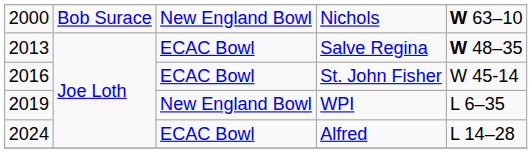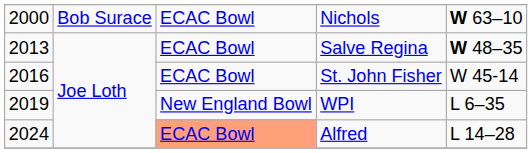(236, 18) New England Bowl -> (207, 18) ECAC Bowl
(207, 133) no background -> (207, 133) lightsalmon background
